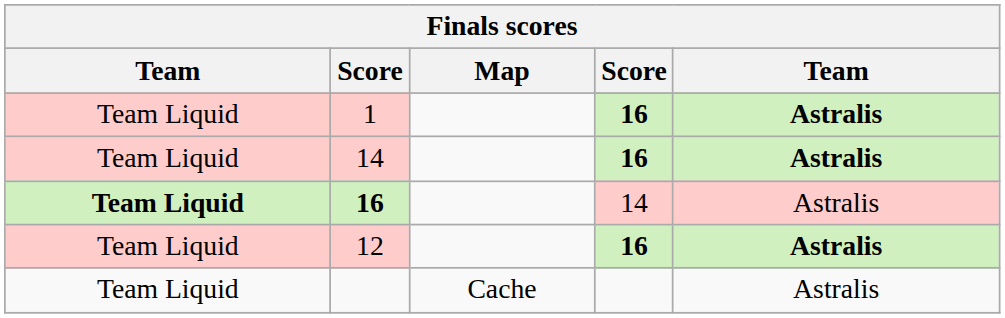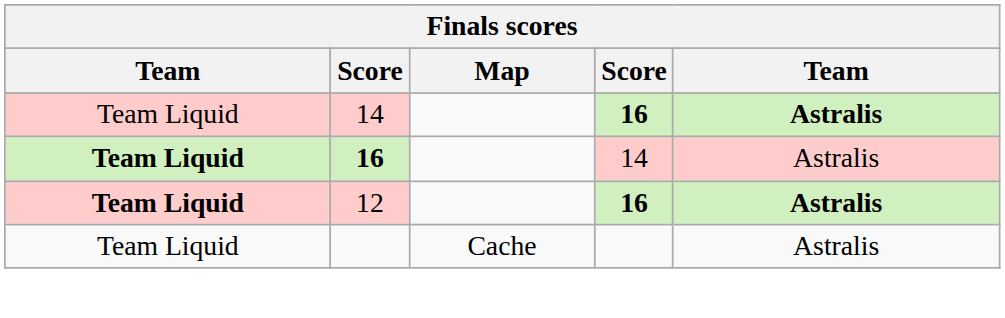- row: (370, 114)
(168, 245) normal -> (168, 202) bold
